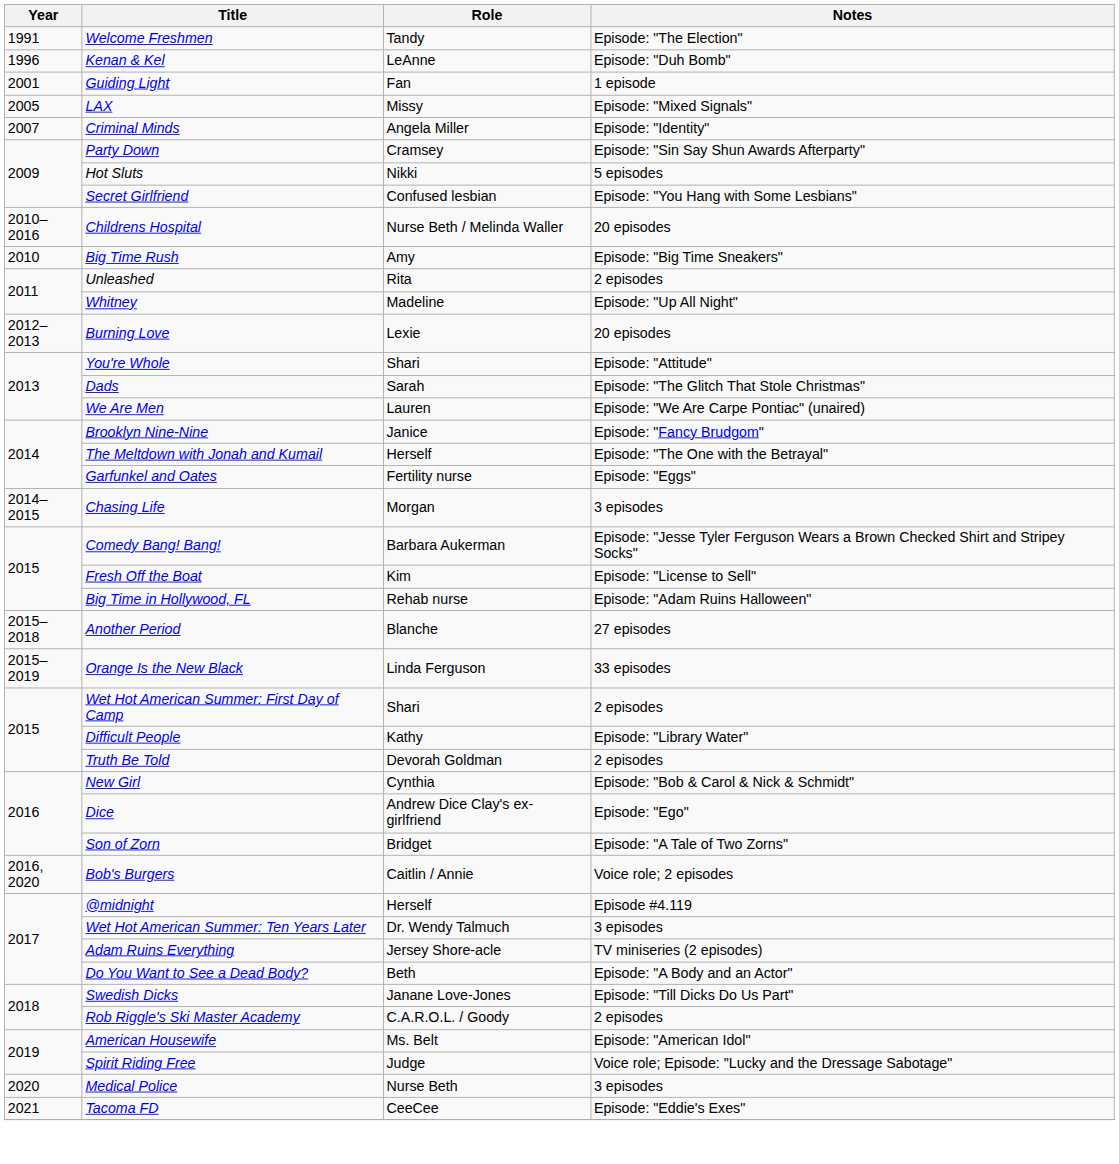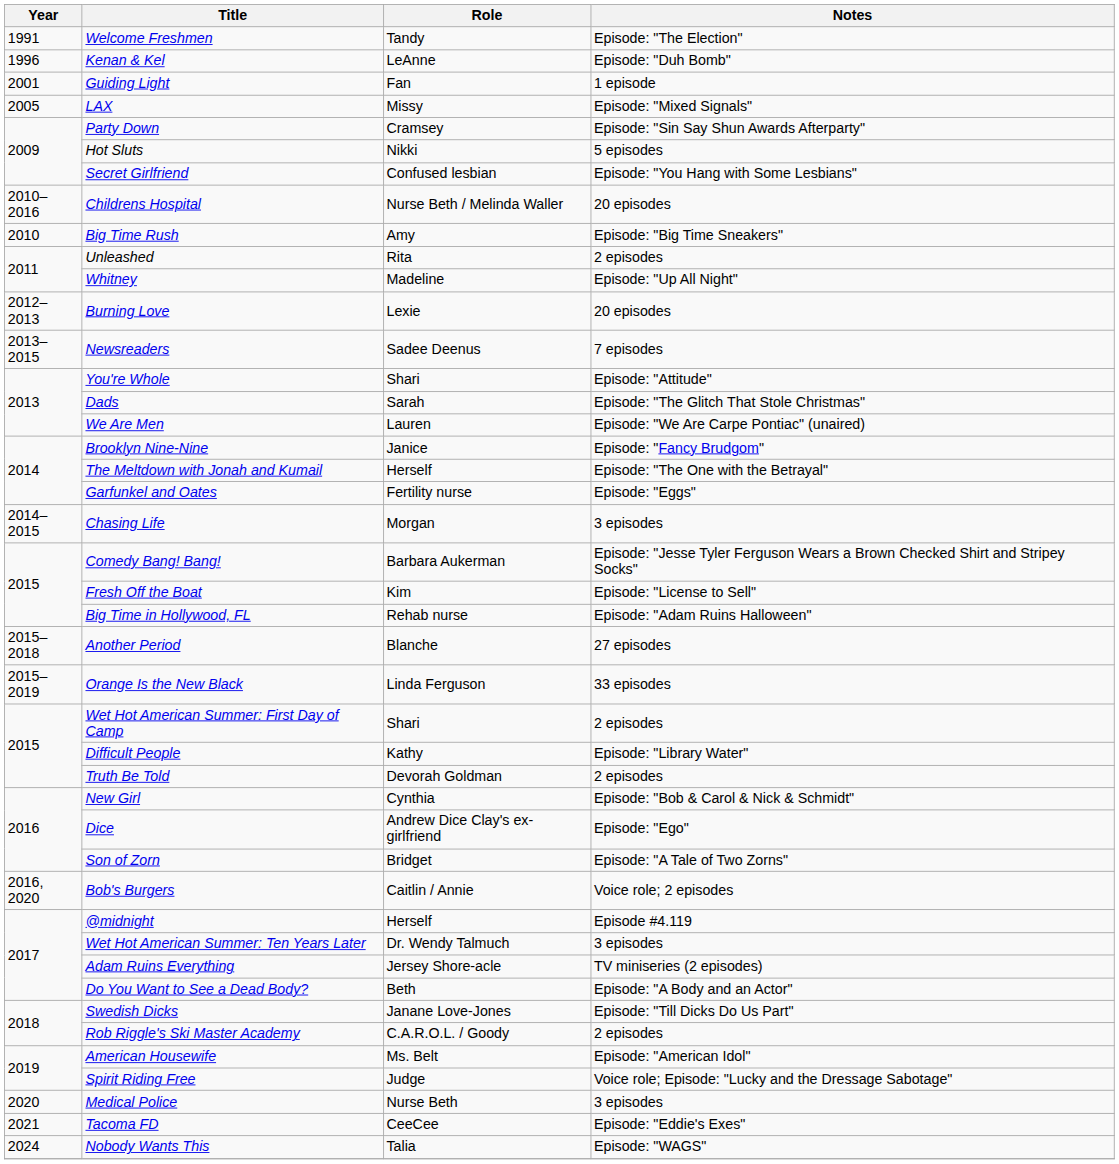- row: (133, 128)
+ row: (127, 349)
+ row: (147, 1147)
